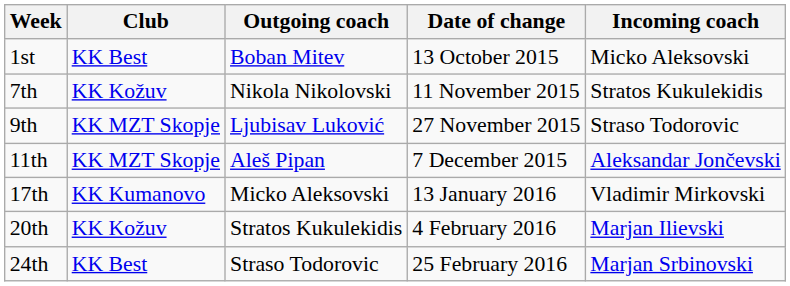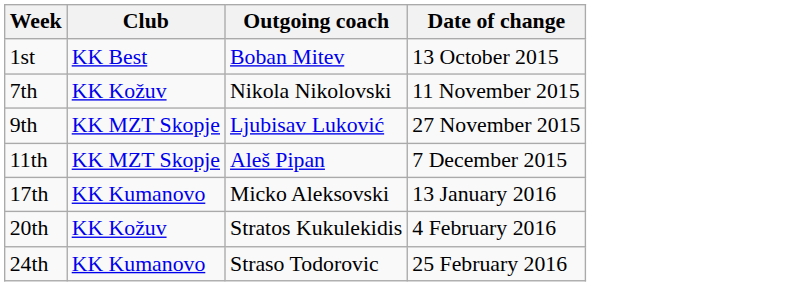- column: (686, 21)
(109, 263) KK Best -> (138, 263) KK Kumanovo
